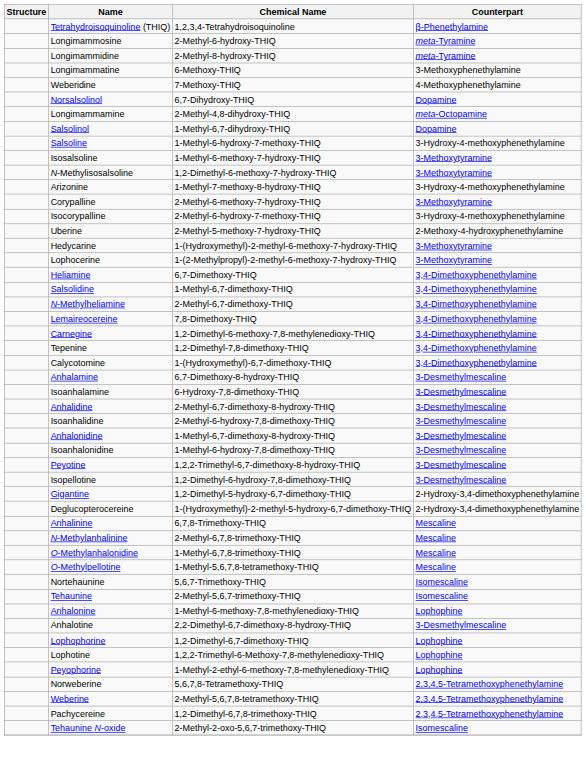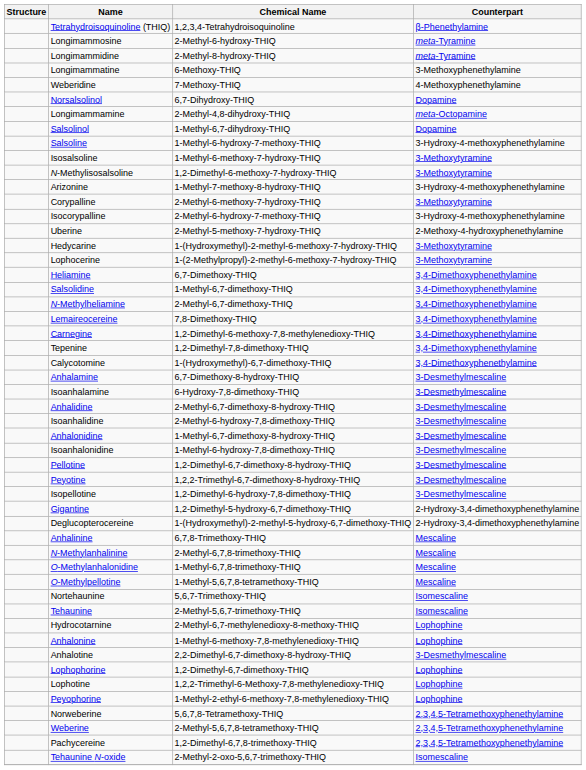+ row: (68, 465)
+ row: (81, 626)
